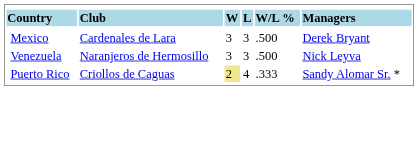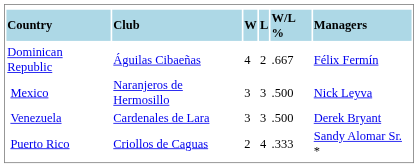+ row: (35, 59)
(128, 37) Cardenales de Lara -> (148, 92) Naranjeros de Hermosillo
(336, 37) Derek Bryant -> (343, 92) Nick Leyva
(144, 55) Naranjeros de Hermosillo -> (161, 118) Cardenales de Lara
(332, 55) Nick Leyva -> (347, 118) Derek Bryant
(229, 73) khaki background -> (247, 143) no background
